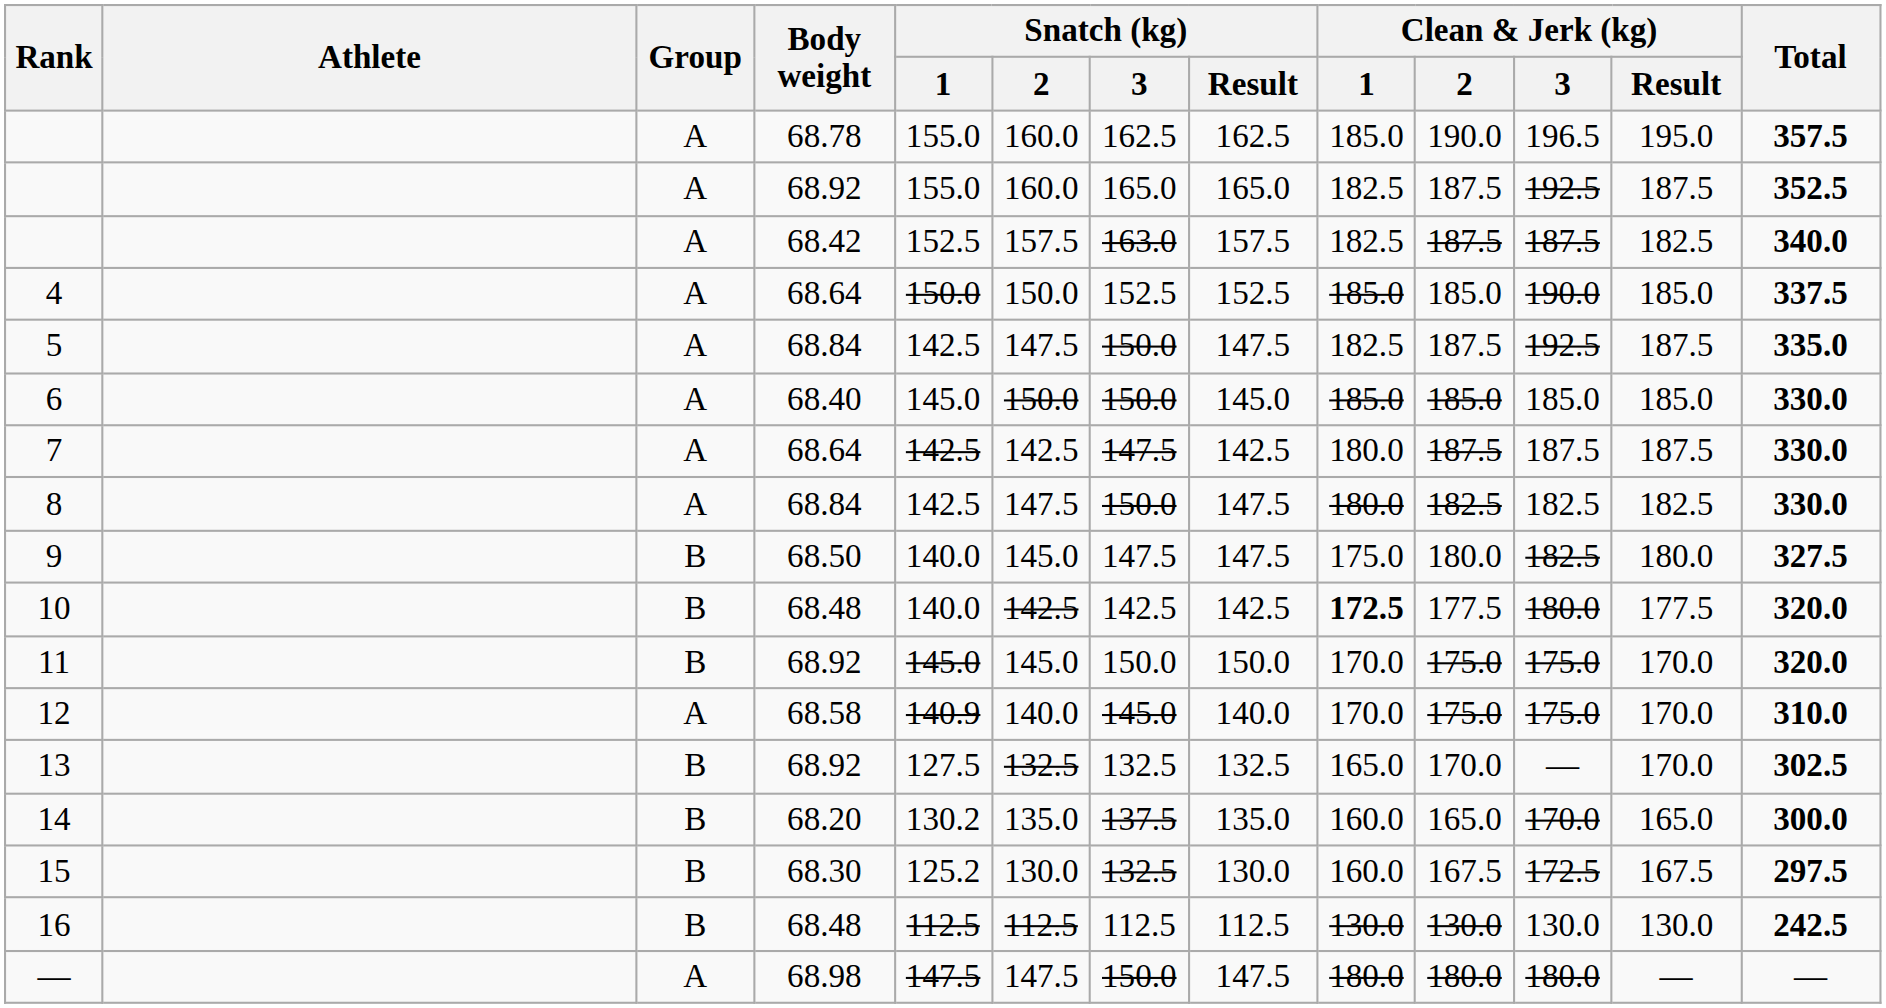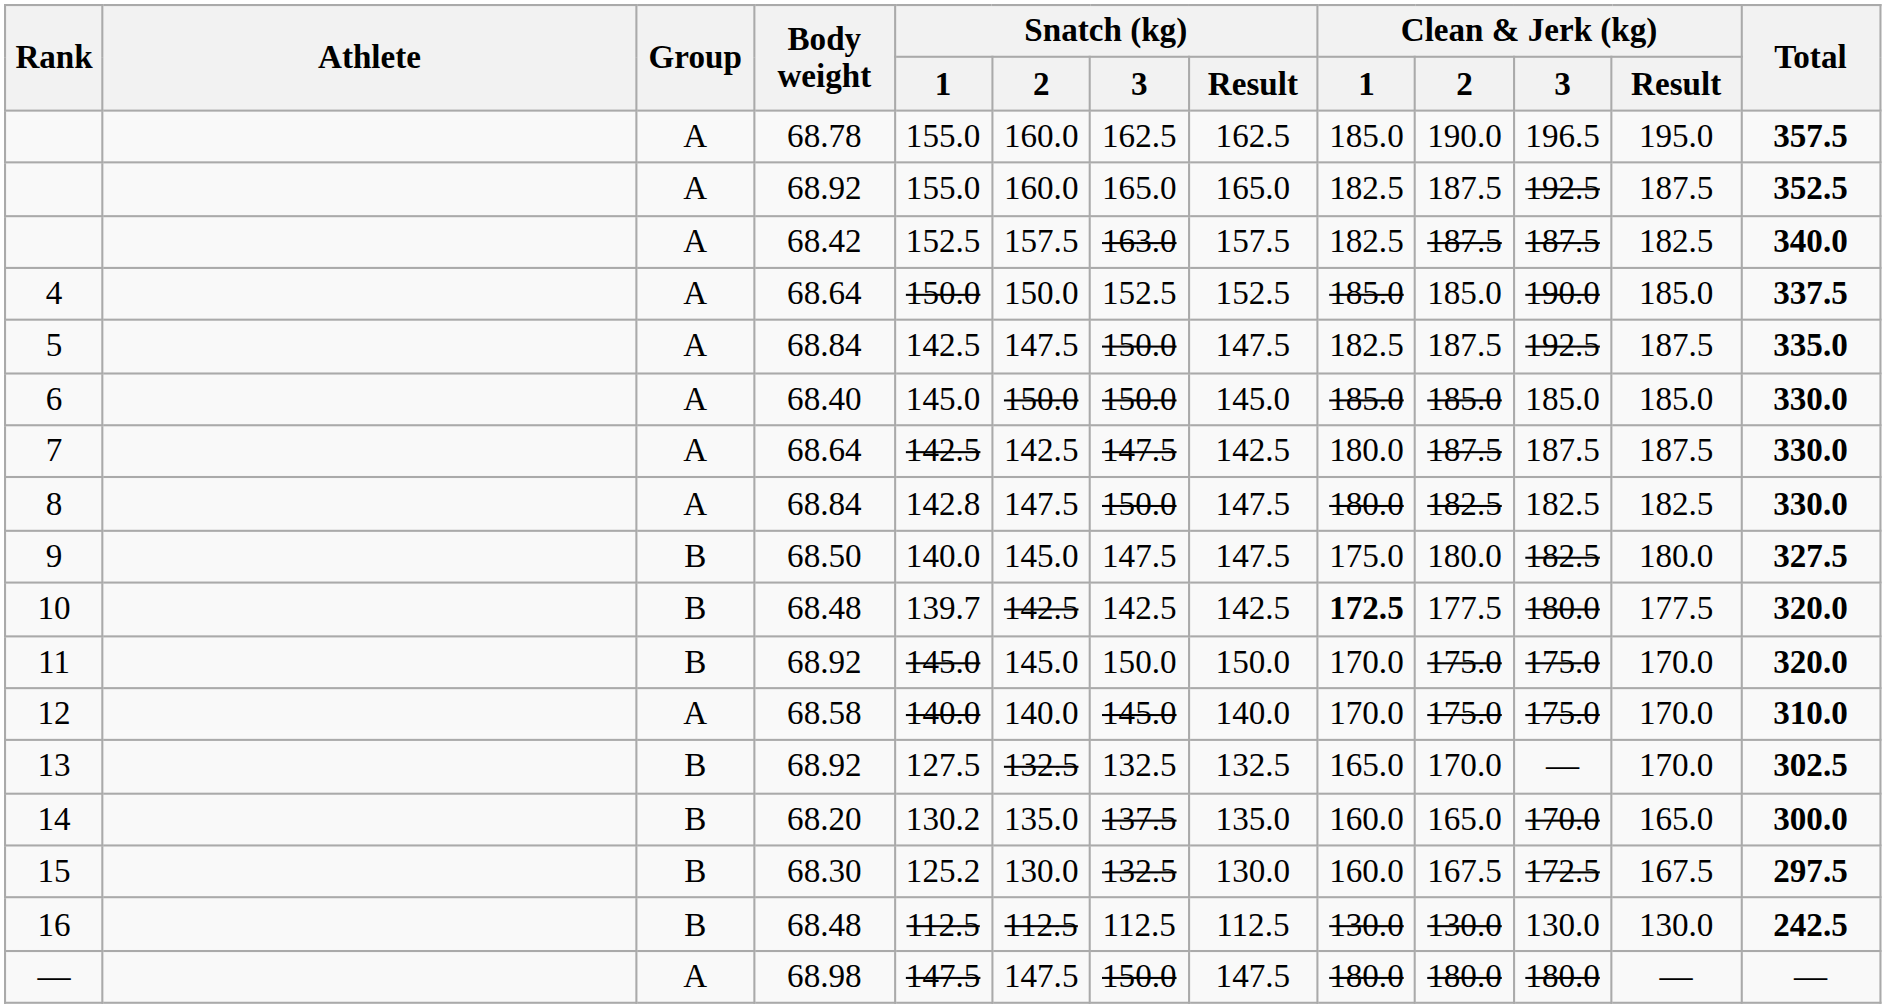(943, 503) 142.5 -> (943, 503) 142.8
(943, 608) 140.0 -> (943, 608) 139.7
(943, 713) 140.9 -> (943, 713) 140.0
